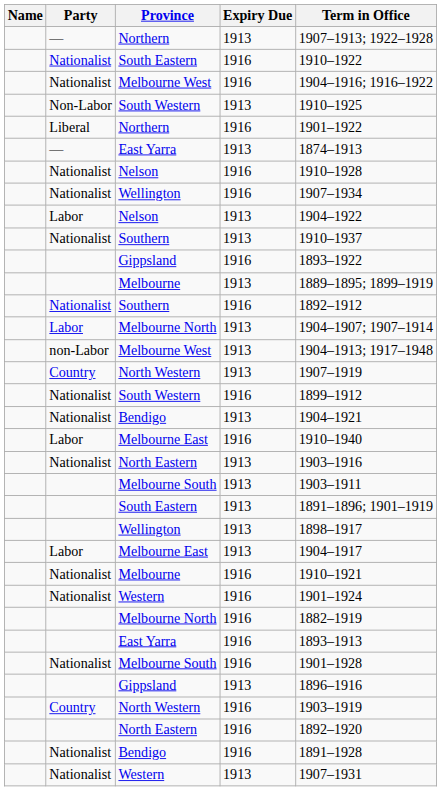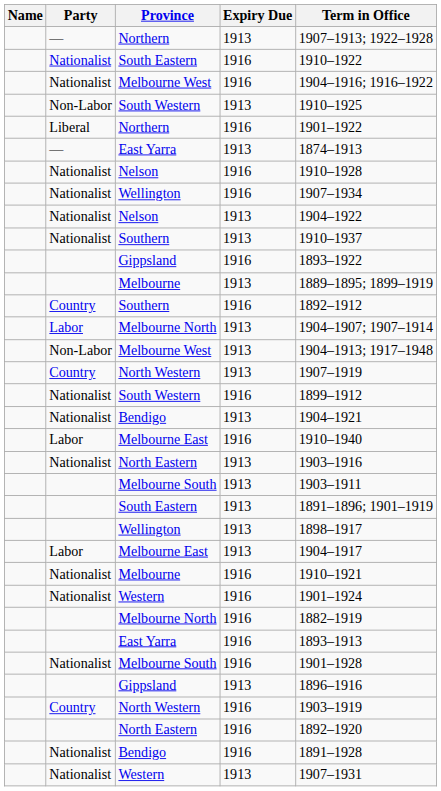(66, 216) Labor -> (80, 216) Nationalist
(80, 305) Nationalist -> (72, 305) Country
(79, 350) non-Labor -> (81, 350) Non-Labor
